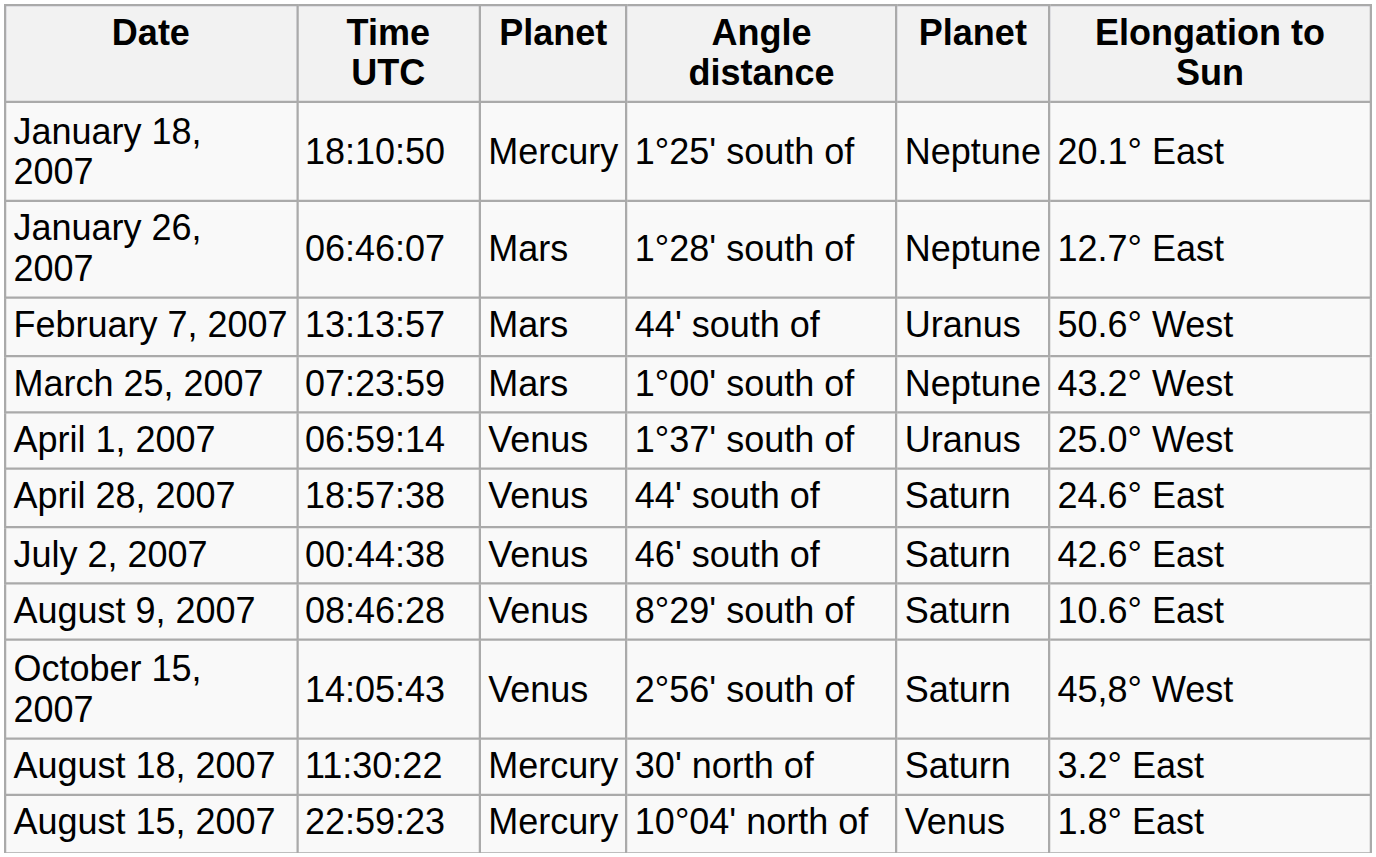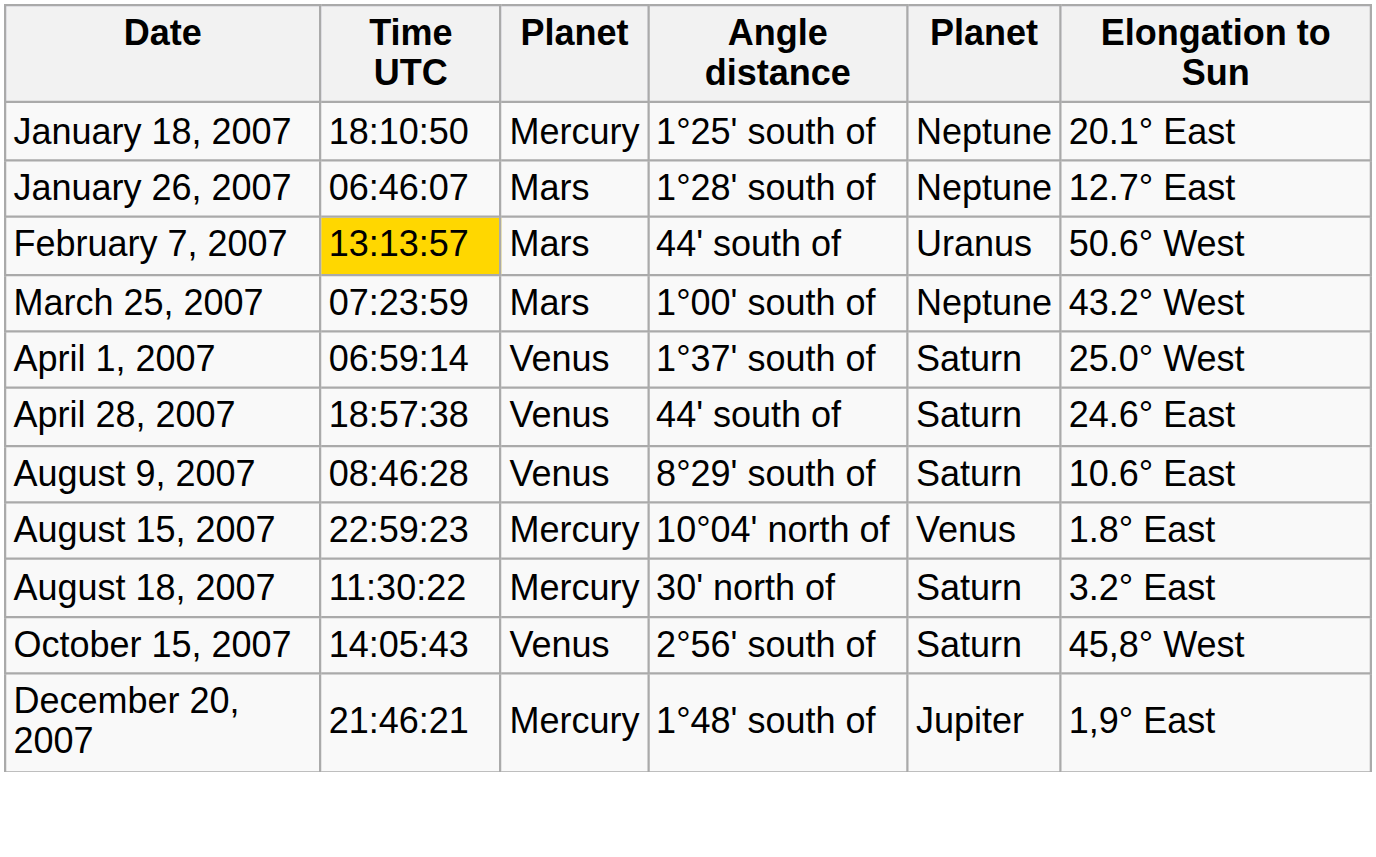(375, 325) no background -> (399, 244) gold background
(963, 440) Uranus -> (969, 359) Saturn
- row: (110, 554)
rows swapped: (145, 823) <-> (107, 688)
+ row: (126, 721)
